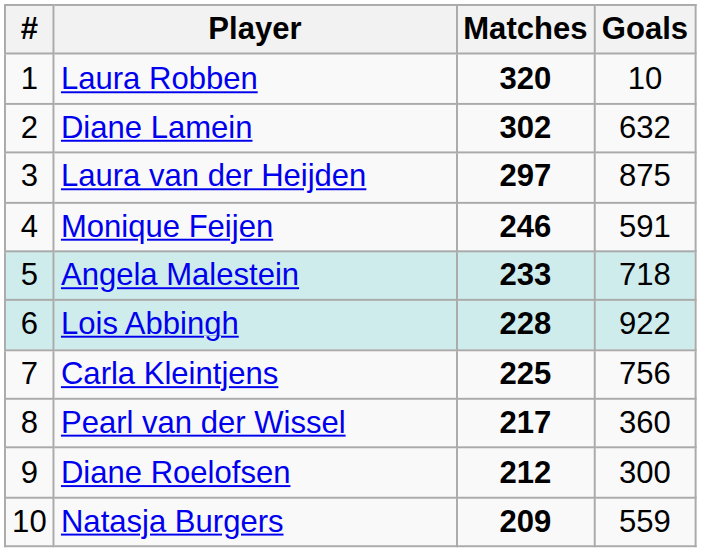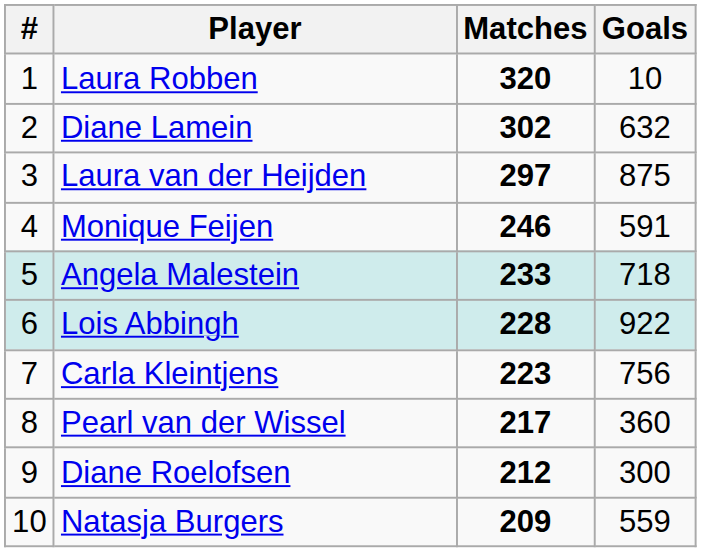(525, 373) 225 -> (525, 373) 223
